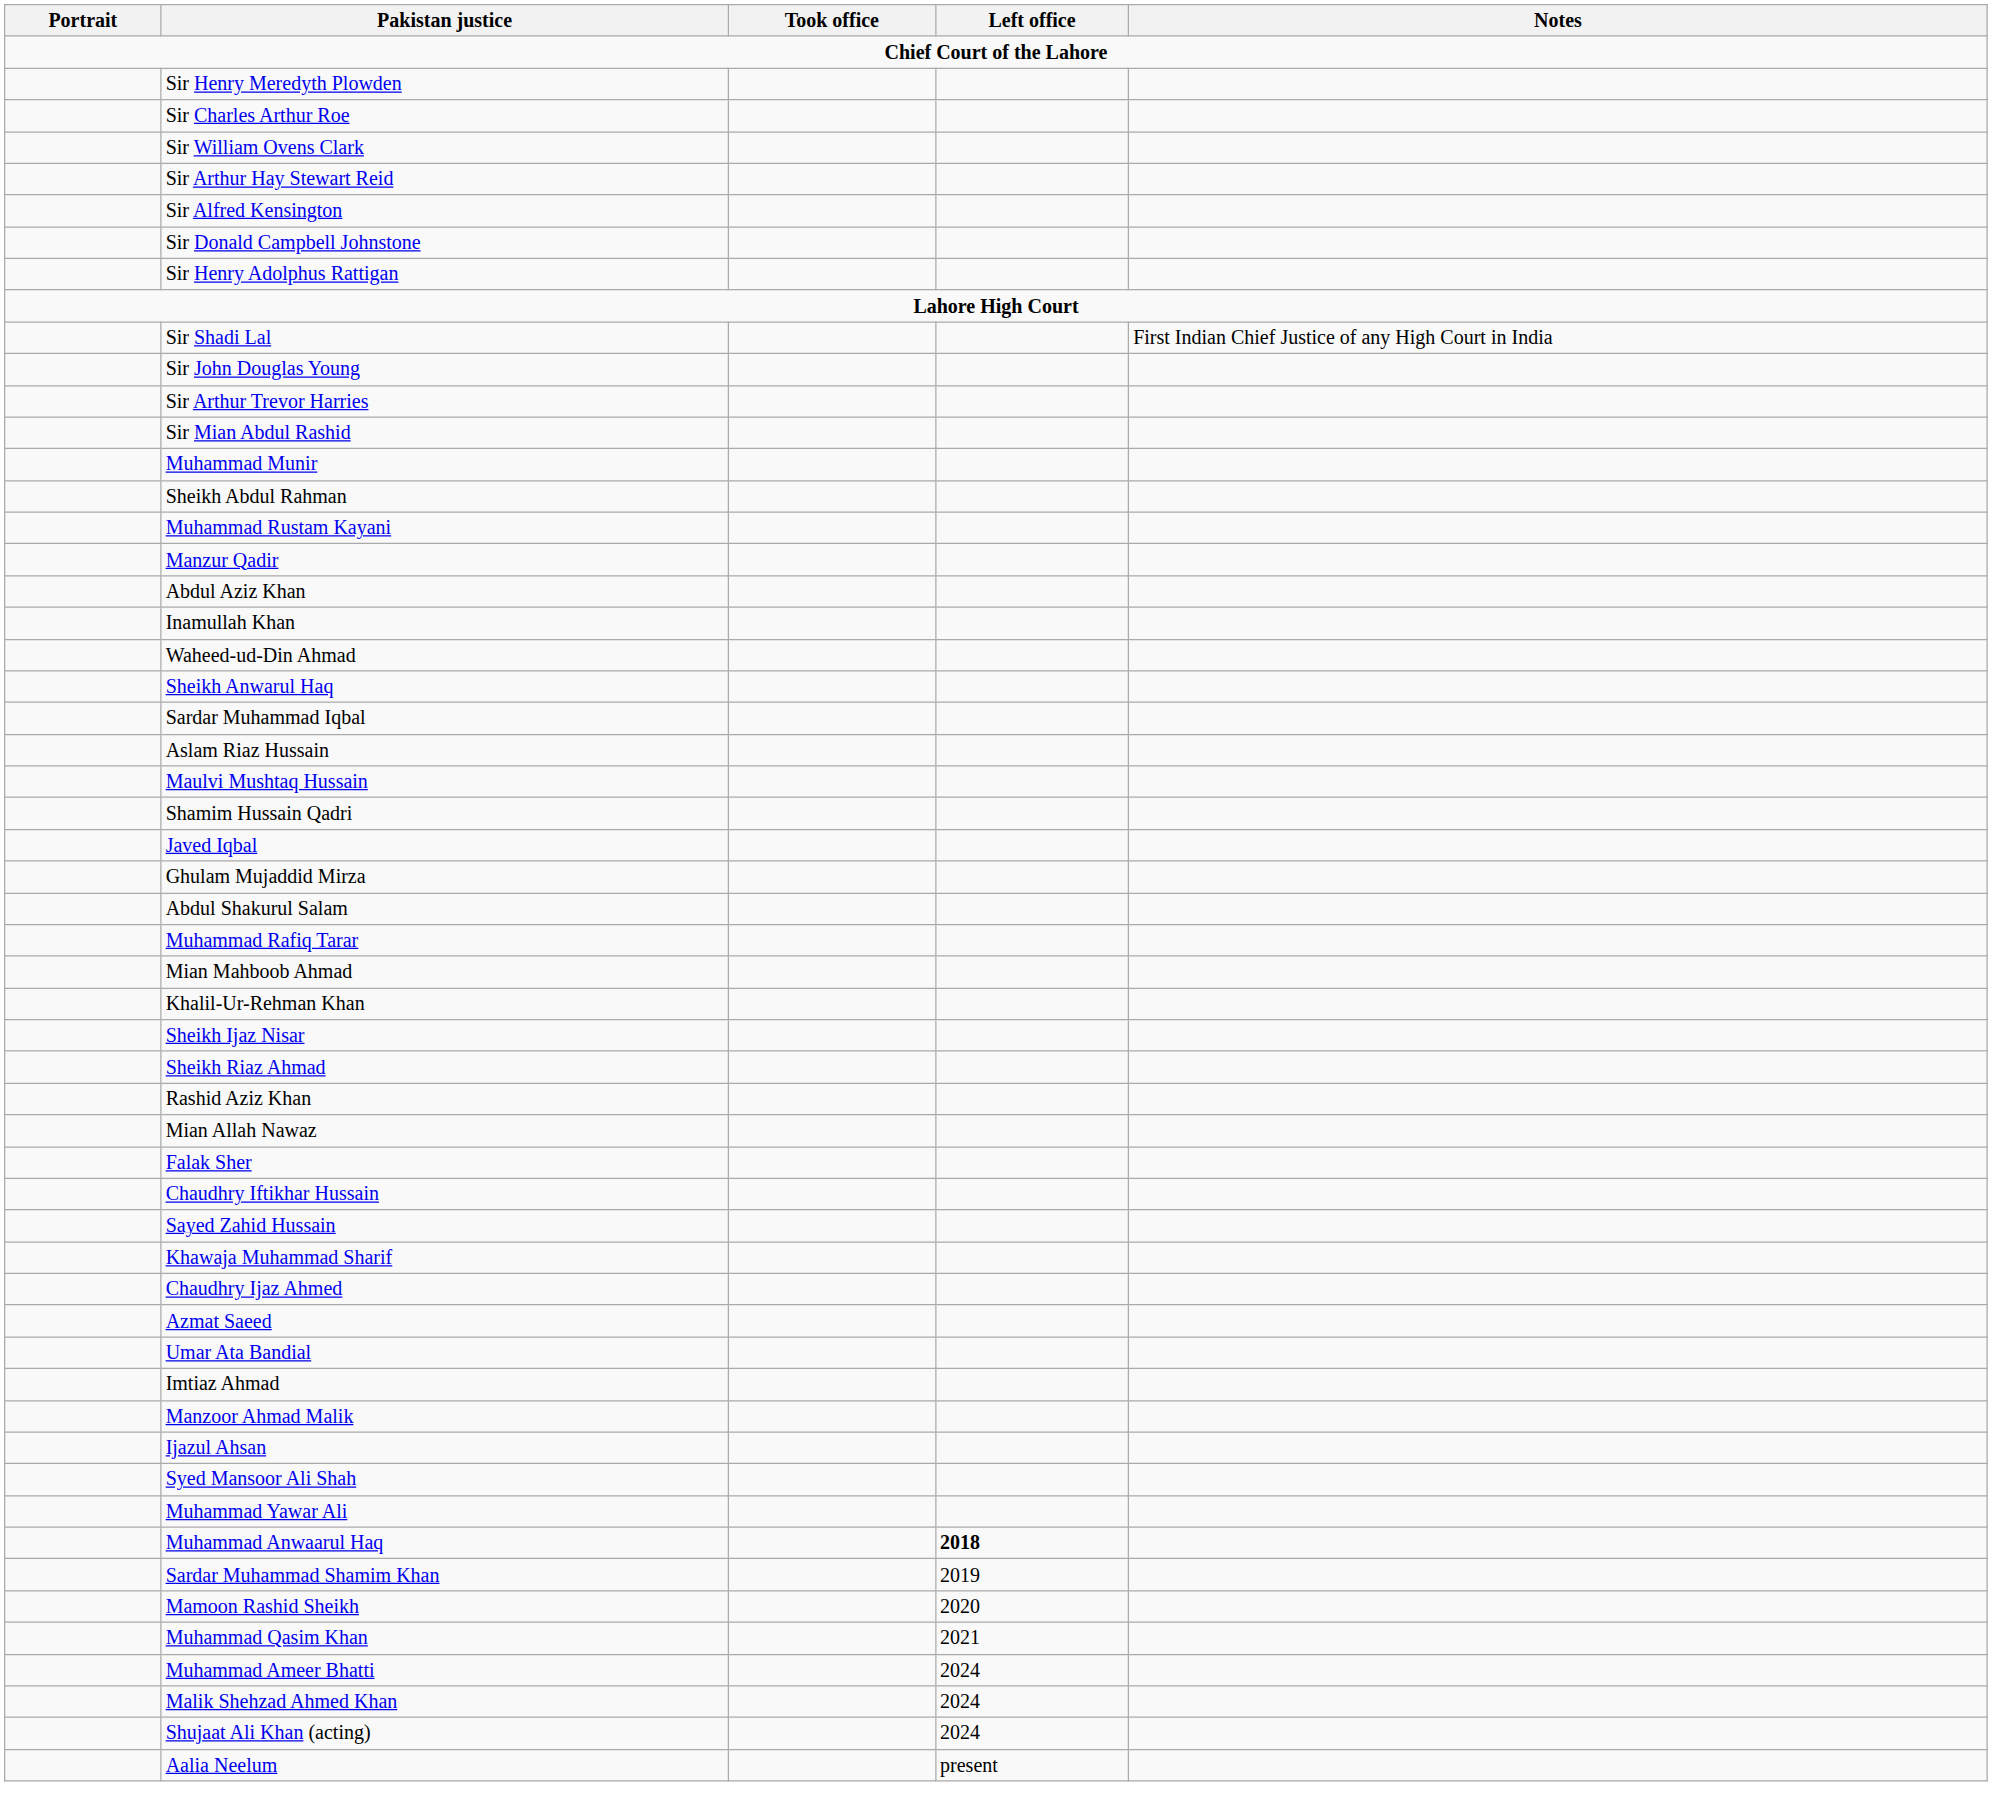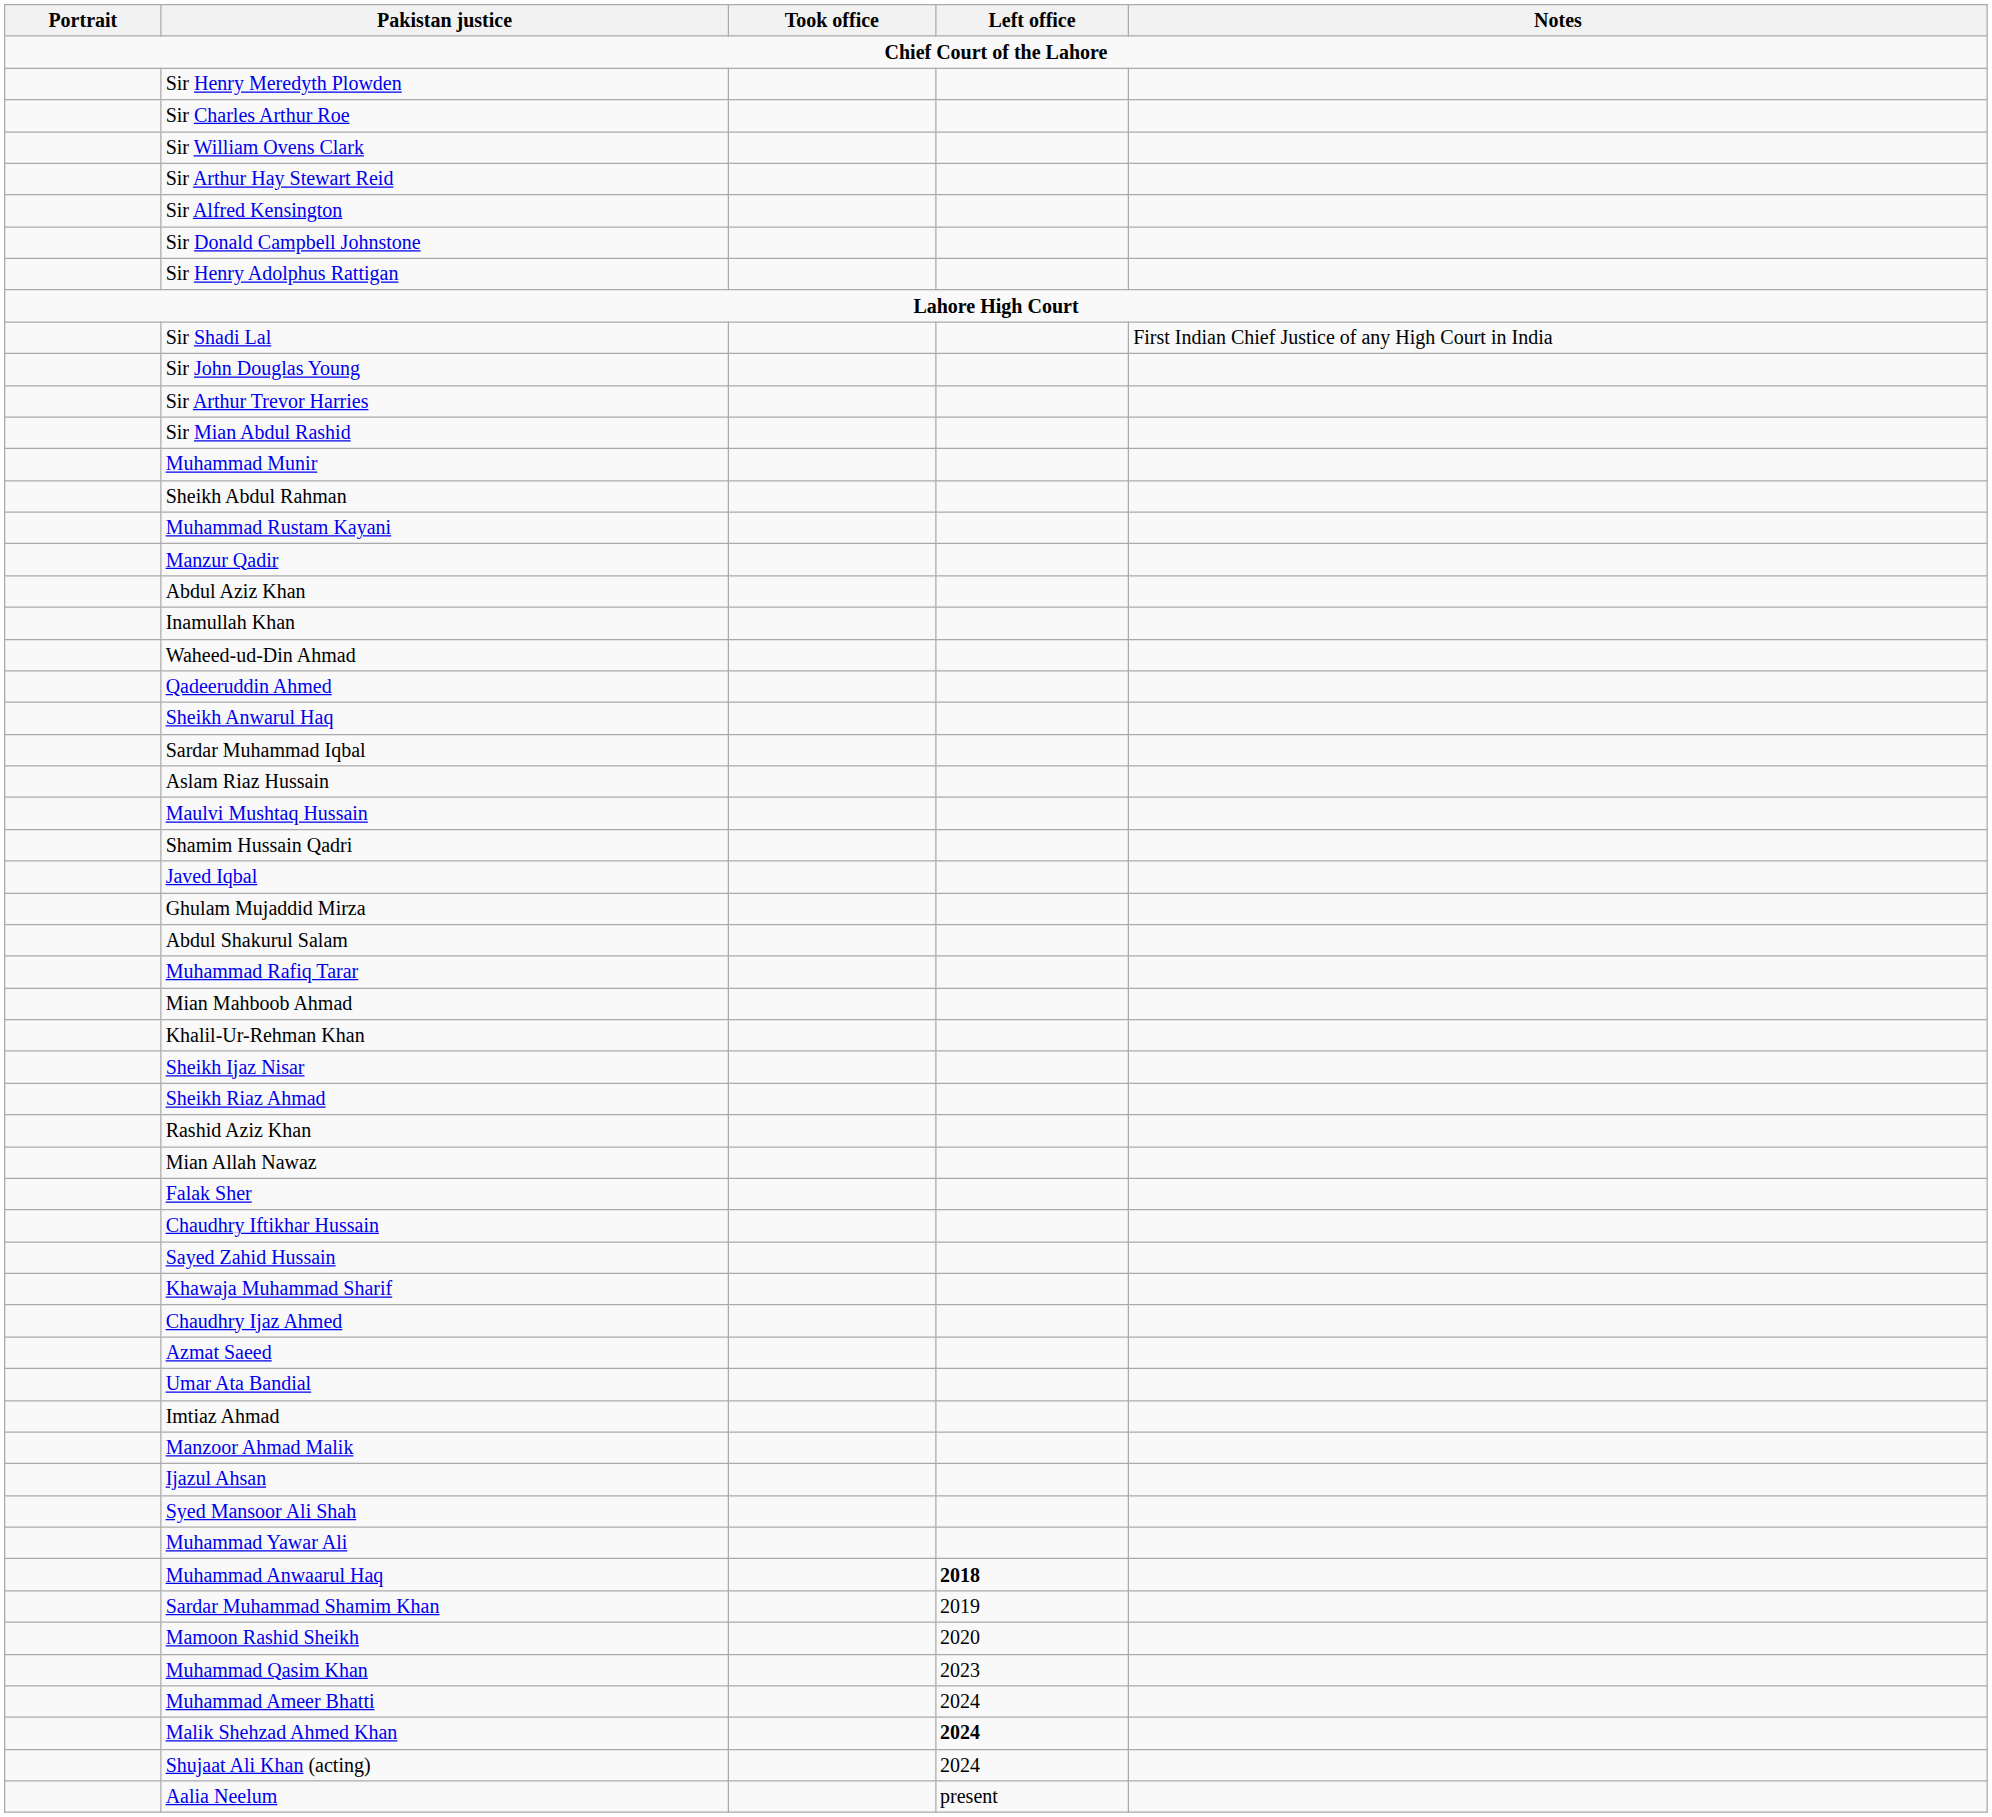+ row: (249, 686)
(960, 1638) 2021 -> (960, 1669) 2023
(960, 1701) normal -> (960, 1733) bold
